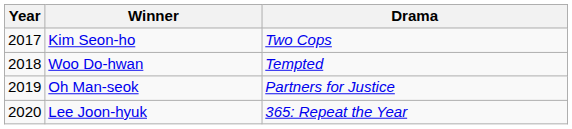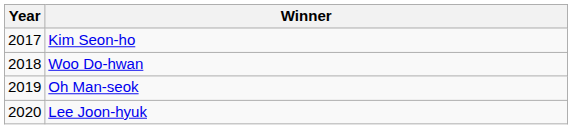- column: (415, 16)
